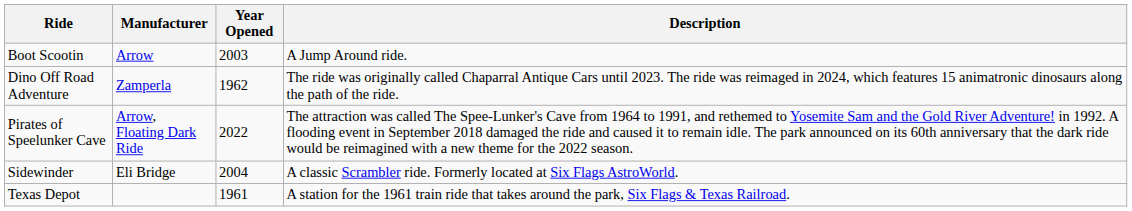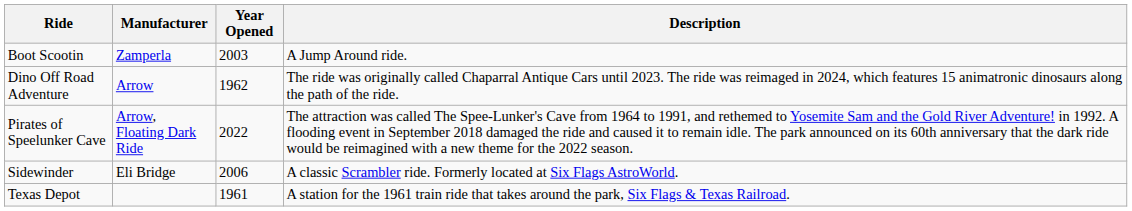(135, 54) Arrow -> (143, 54) Zamperla
(143, 85) Zamperla -> (135, 85) Arrow
(233, 172) 2004 -> (233, 172) 2006
